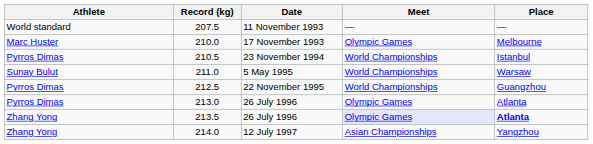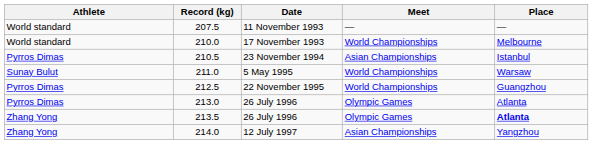(32, 42) Marc Huster -> (39, 42) World standard
(378, 42) Olympic Games -> (391, 42) World Championships
(391, 57) World Championships -> (391, 57) Asian Championships
(378, 117) lavender background -> (378, 117) no background
